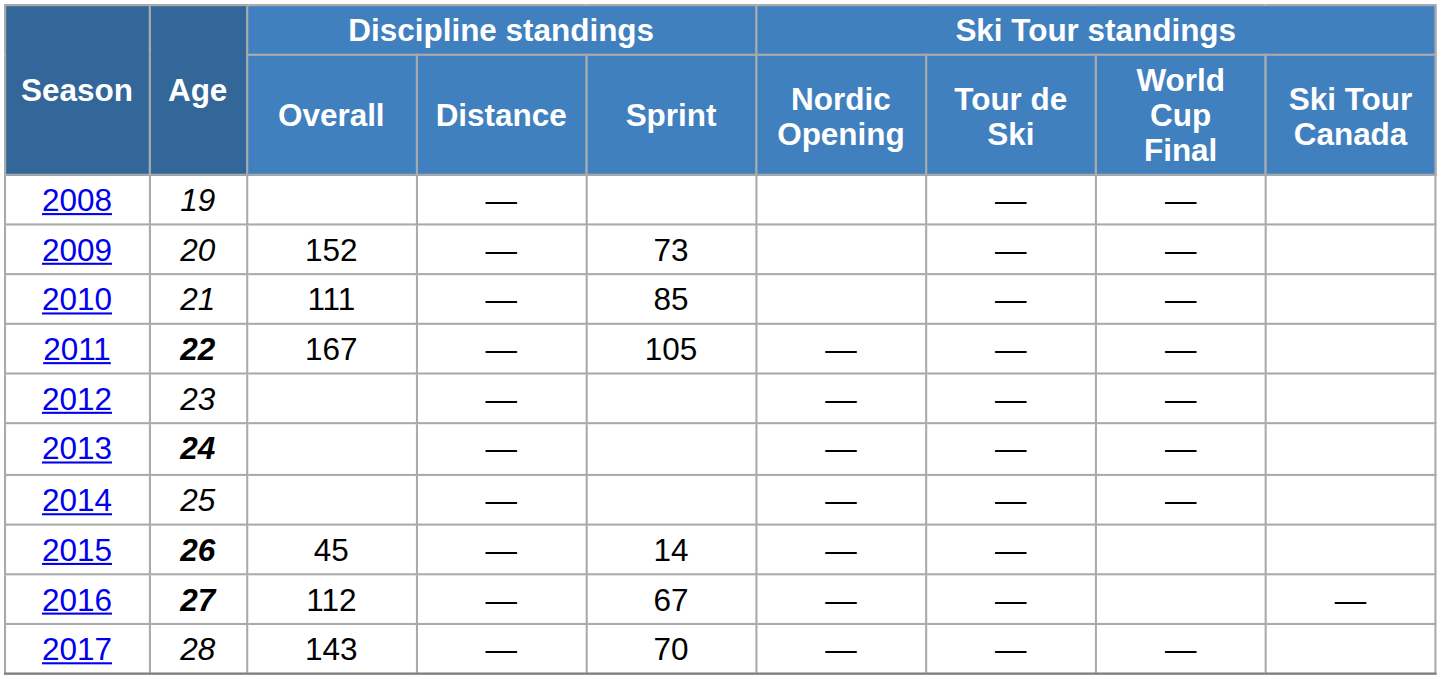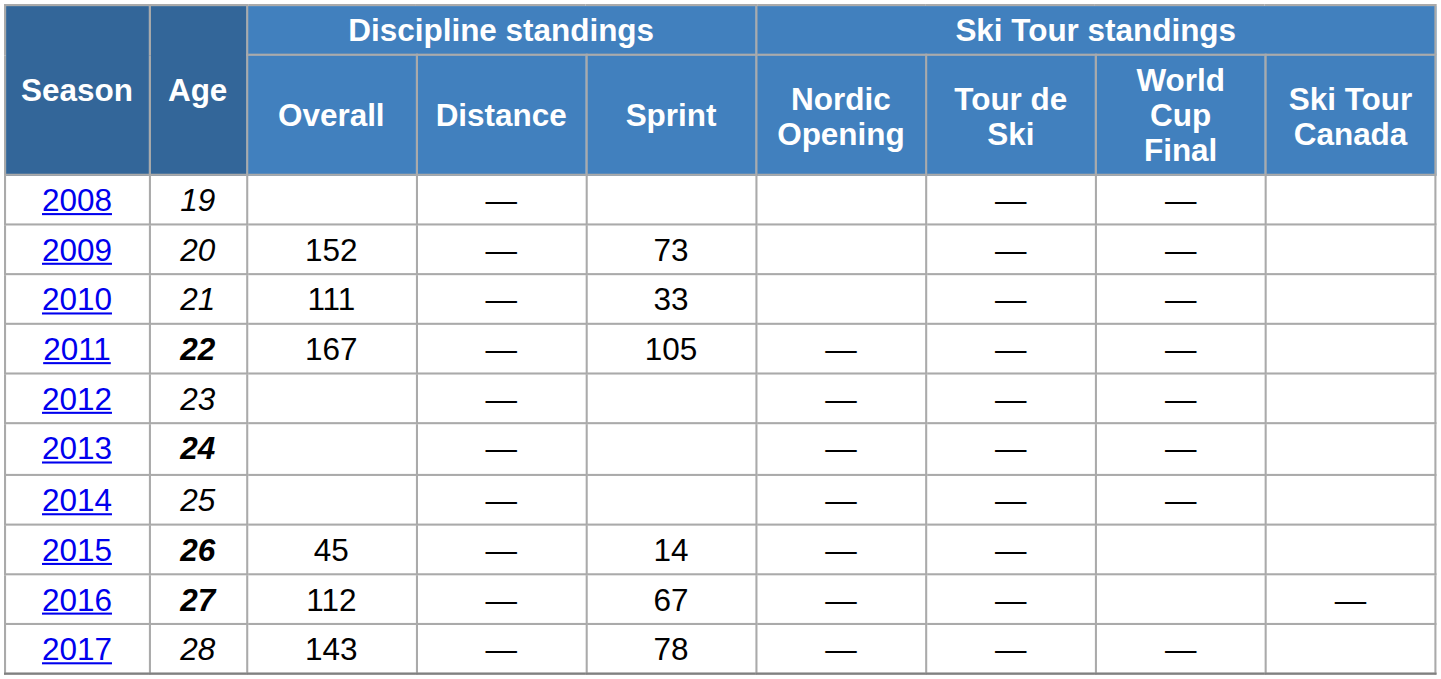(671, 300) 85 -> (671, 300) 33
(671, 648) 70 -> (671, 648) 78
